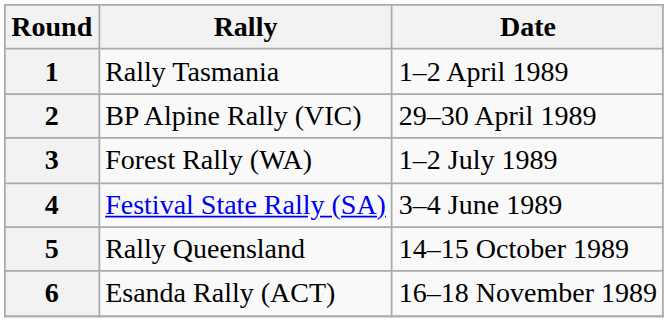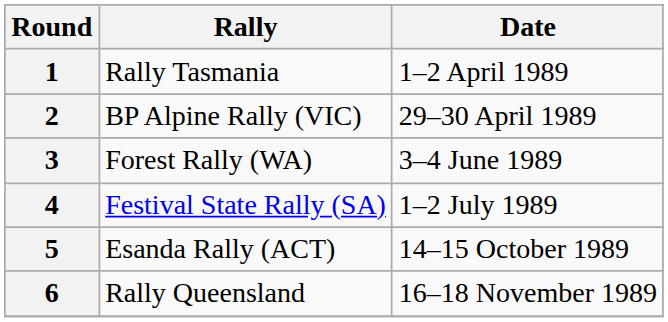(478, 159) 1–2 July 1989 -> (481, 159) 3–4 June 1989
(481, 204) 3–4 June 1989 -> (478, 204) 1–2 July 1989
(205, 248) Rally Queensland -> (220, 248) Esanda Rally (ACT)
(220, 293) Esanda Rally (ACT) -> (205, 293) Rally Queensland
